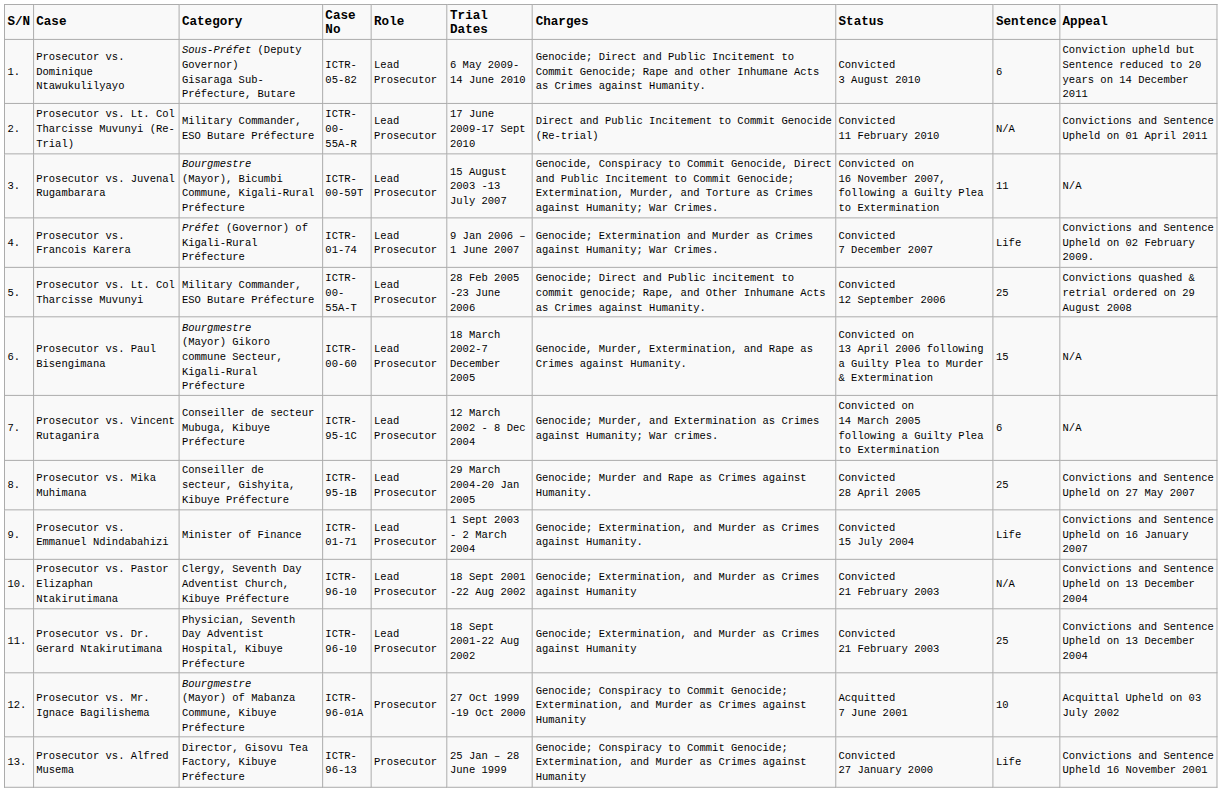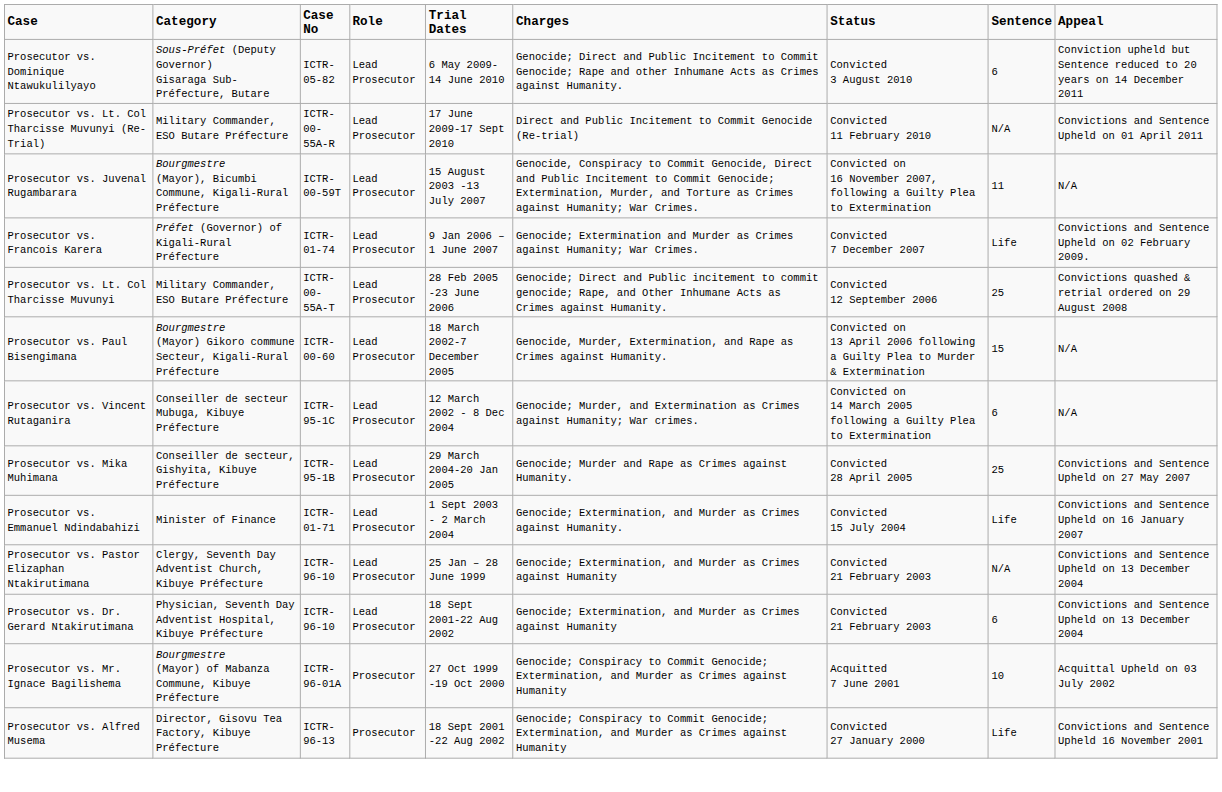- column: (19, 22)
(488, 585) 18 Sept 2001 -22 Aug 2002 -> (463, 570) 25 Jan – 28 June 1999
(1002, 641) 25 -> (995, 620) 6
(485, 763) 25 Jan – 28 June 1999 -> (467, 733) 18 Sept 2001 -22 Aug 2002
